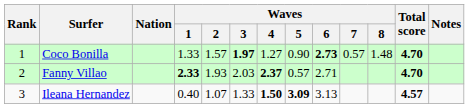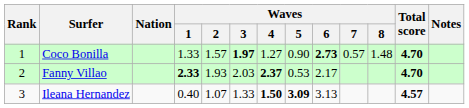(299, 73) 0.57 -> (299, 73) 0.53
(326, 73) 2.71 -> (326, 73) 2.17
